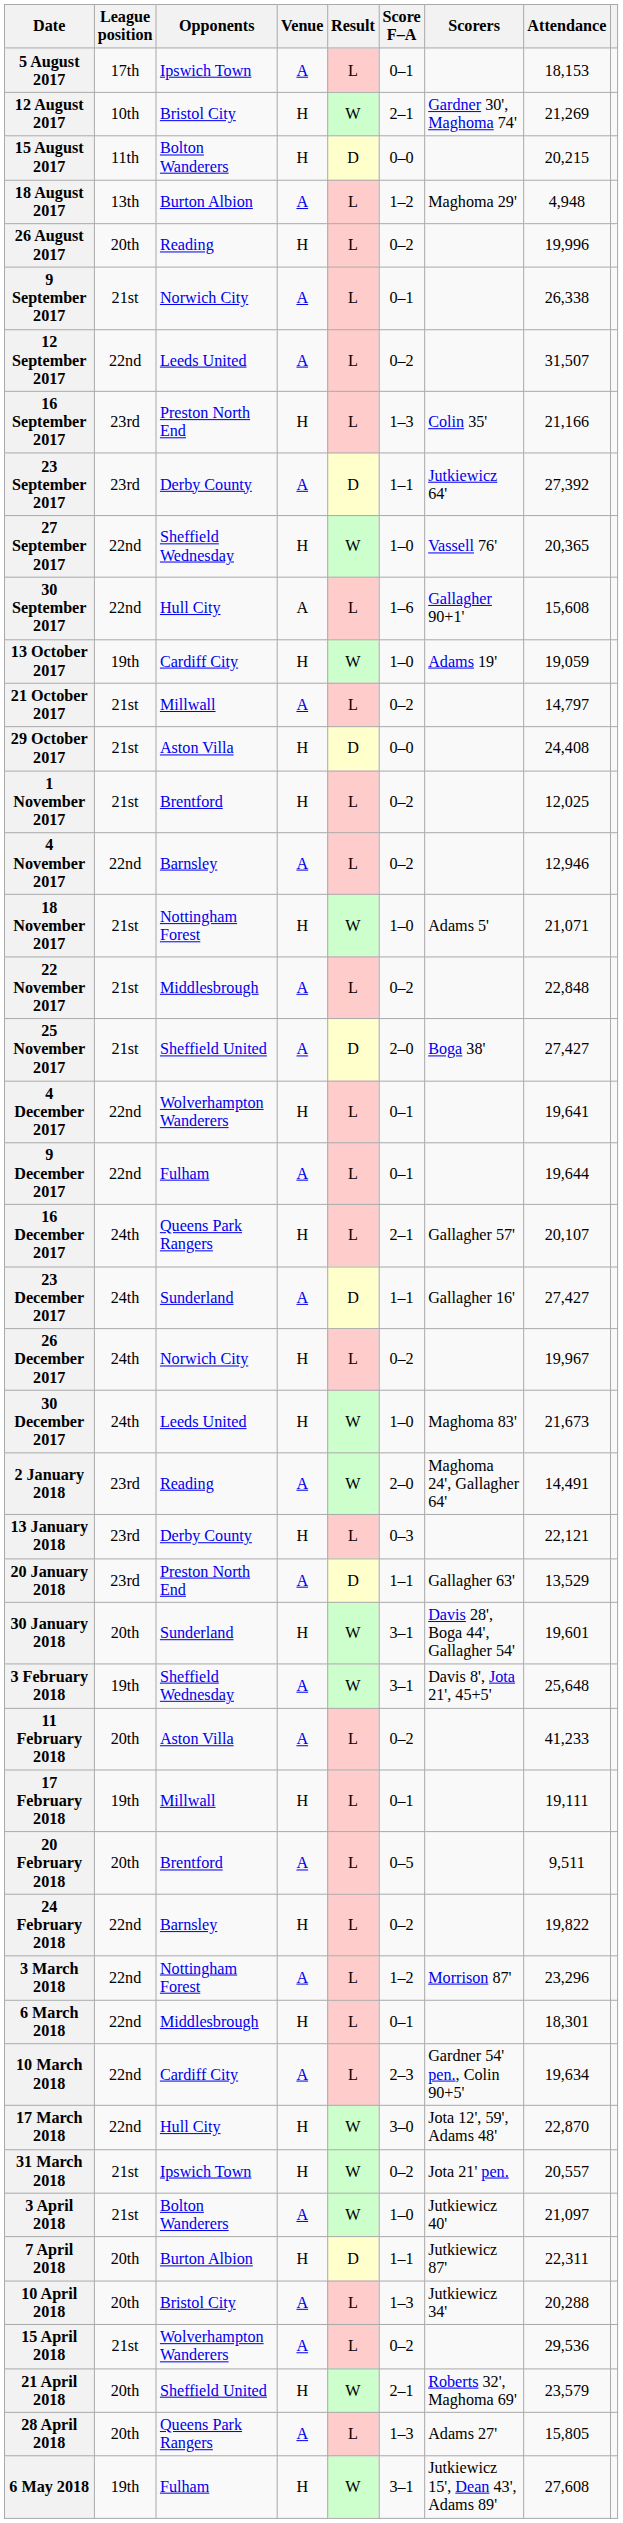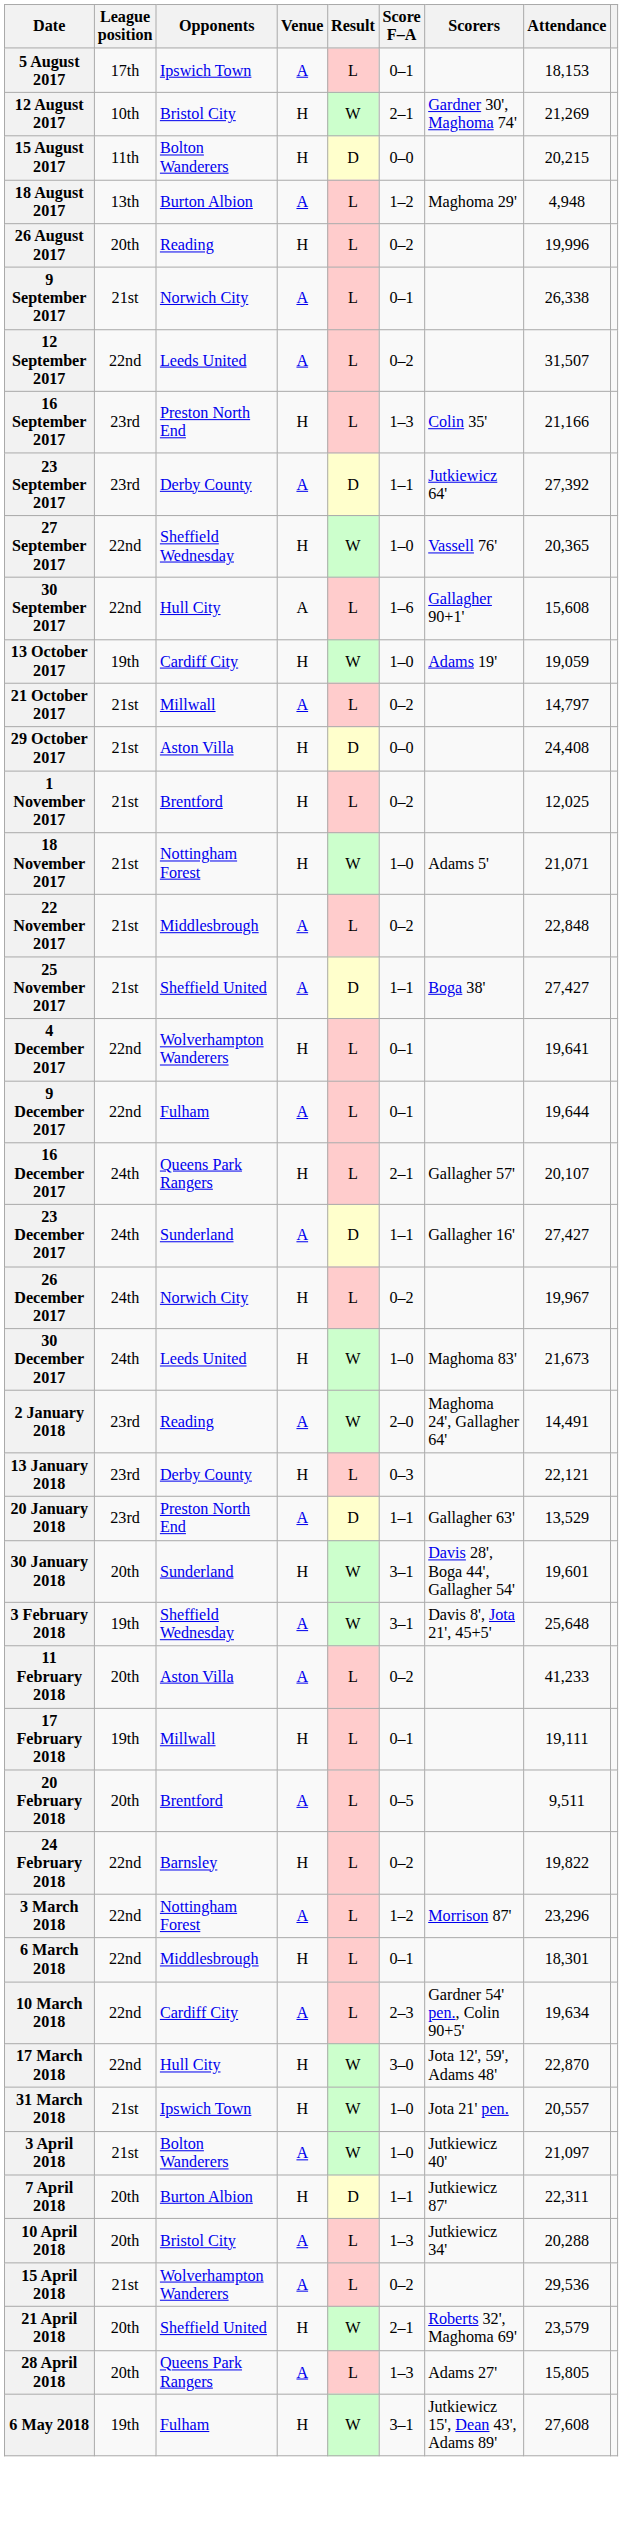- row: (49, 863)
(402, 1049) 2–0 -> (402, 987) 1–1
(402, 2171) 0–2 -> (402, 2109) 1–0
